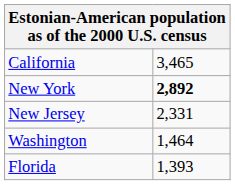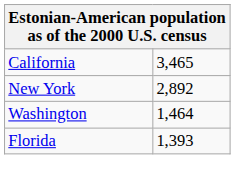(175, 88) bold -> (175, 88) normal
- row: (47, 114)
